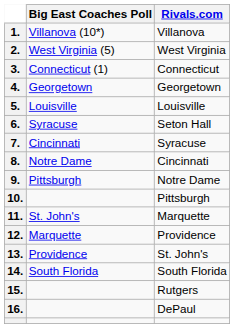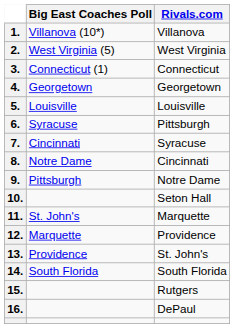(184, 125) Seton Hall -> (184, 125) Pittsburgh
(184, 198) Pittsburgh -> (184, 198) Seton Hall
